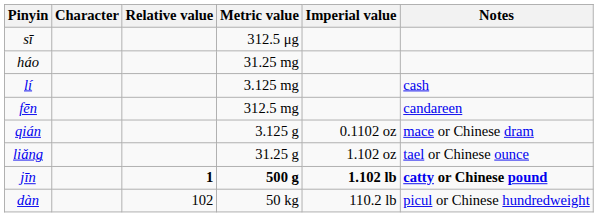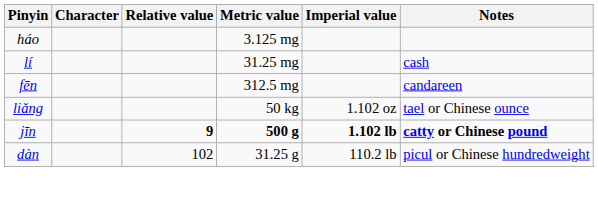- row: (28, 39)
(271, 62) 31.25 mg -> (271, 39) 3.125 mg
(271, 85) 3.125 mg -> (271, 62) 31.25 mg
- row: (28, 131)
(277, 154) 31.25 g -> (282, 108) 50 kg
(210, 177) 1 -> (210, 131) 9
(282, 200) 50 kg -> (277, 154) 31.25 g
